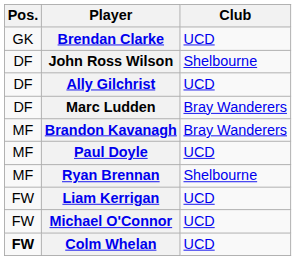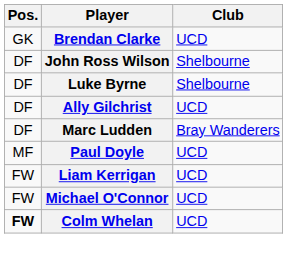+ row: (107, 84)
- row: (111, 130)
- row: (111, 175)
